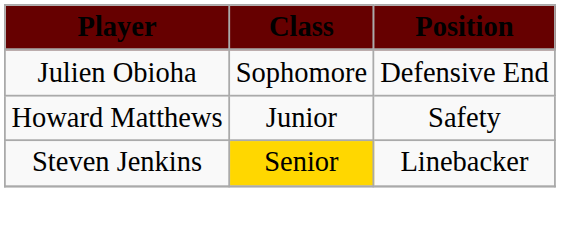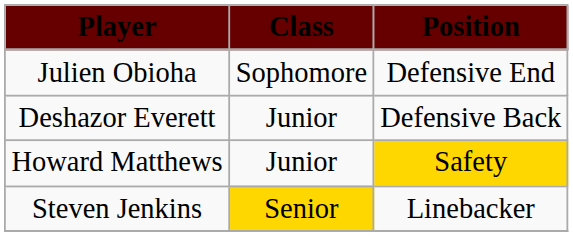+ row: (117, 117)
(464, 117) no background -> (471, 162) gold background
